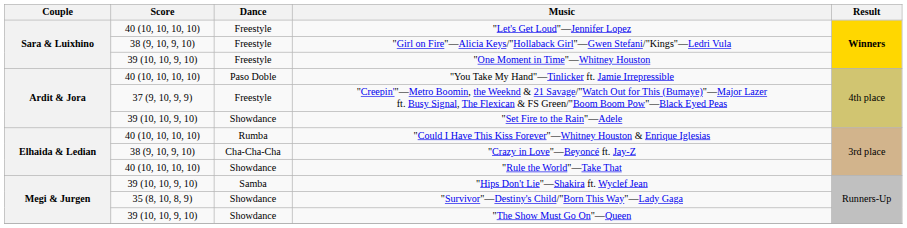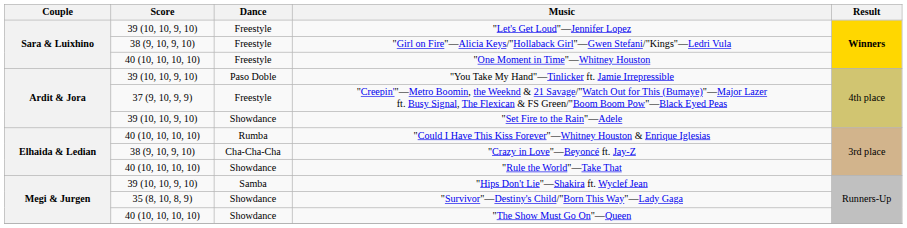(162, 28) 40 (10, 10, 10, 10) -> (162, 28) 39 (10, 10, 9, 10)
(162, 60) 39 (10, 10, 9, 10) -> (162, 60) 40 (10, 10, 10, 10)
(162, 76) 40 (10, 10, 10, 10) -> (162, 76) 39 (10, 10, 9, 10)
(162, 215) 39 (10, 10, 9, 10) -> (162, 215) 40 (10, 10, 10, 10)
